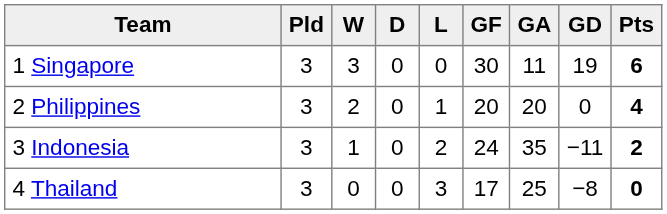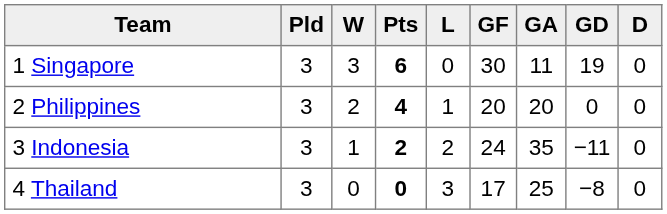columns swapped: (397, 24) <-> (636, 24)
